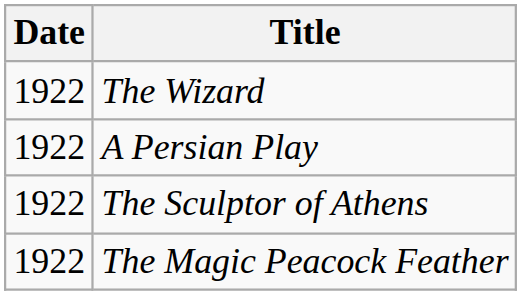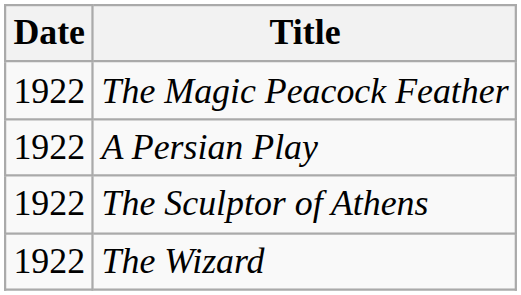rows swapped: (305, 260) <-> (183, 89)
